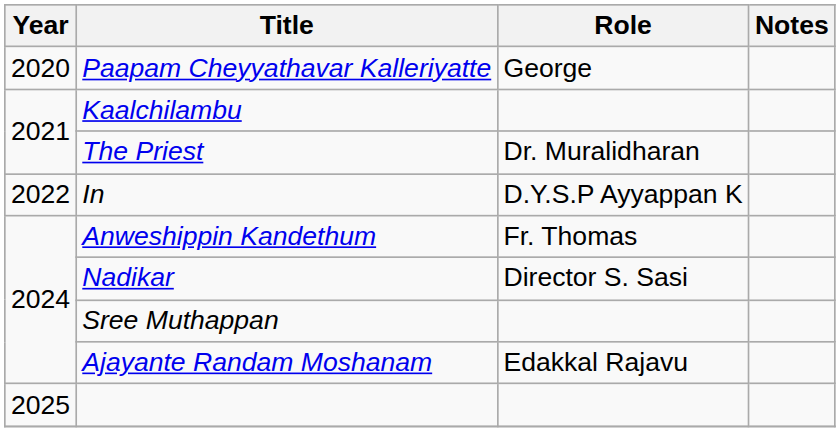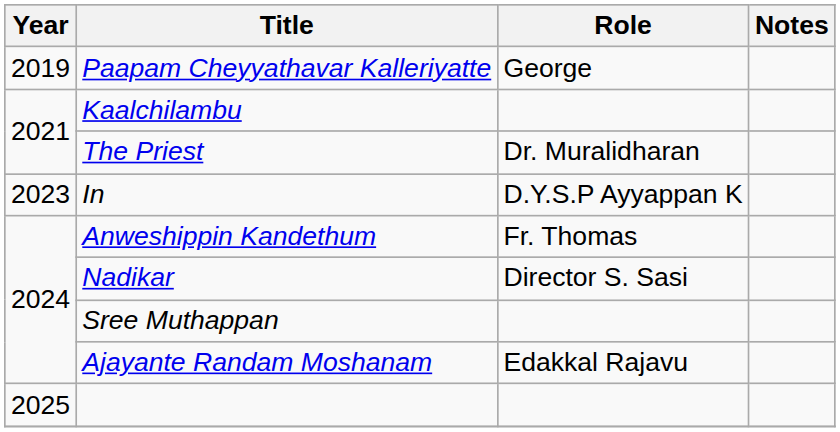(40, 67) 2020 -> (40, 67) 2019
(40, 194) 2022 -> (40, 194) 2023
